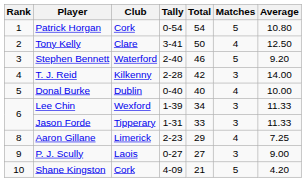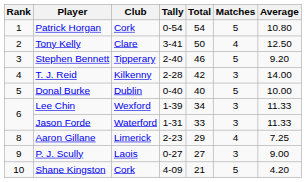(136, 59) Waterford -> (135, 59) Tipperary
(236, 91) 4 -> (236, 91) 5
(135, 122) Tipperary -> (136, 122) Waterford
